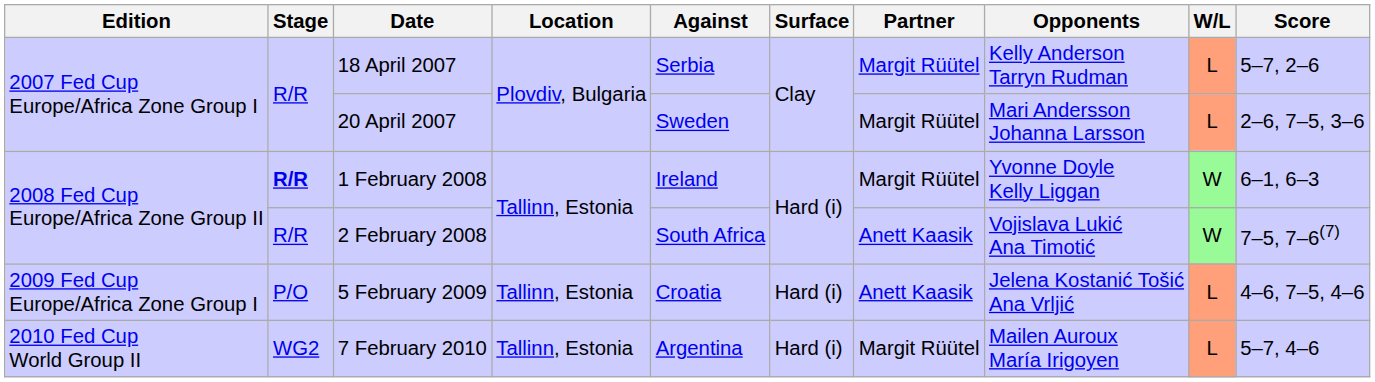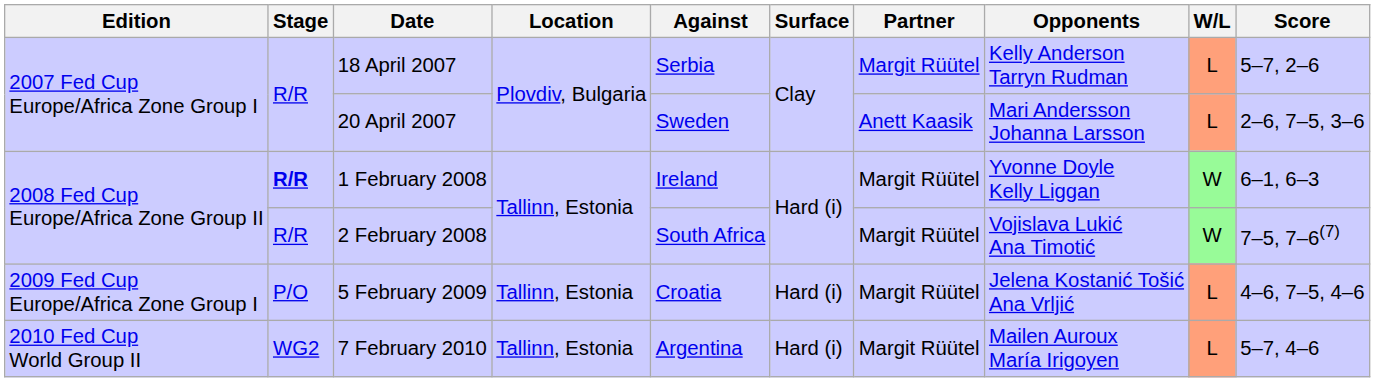(919, 121) Margit Rüütel -> (916, 121) Anett Kaasik
(916, 235) Anett Kaasik -> (919, 235) Margit Rüütel
(916, 291) Anett Kaasik -> (919, 291) Margit Rüütel
